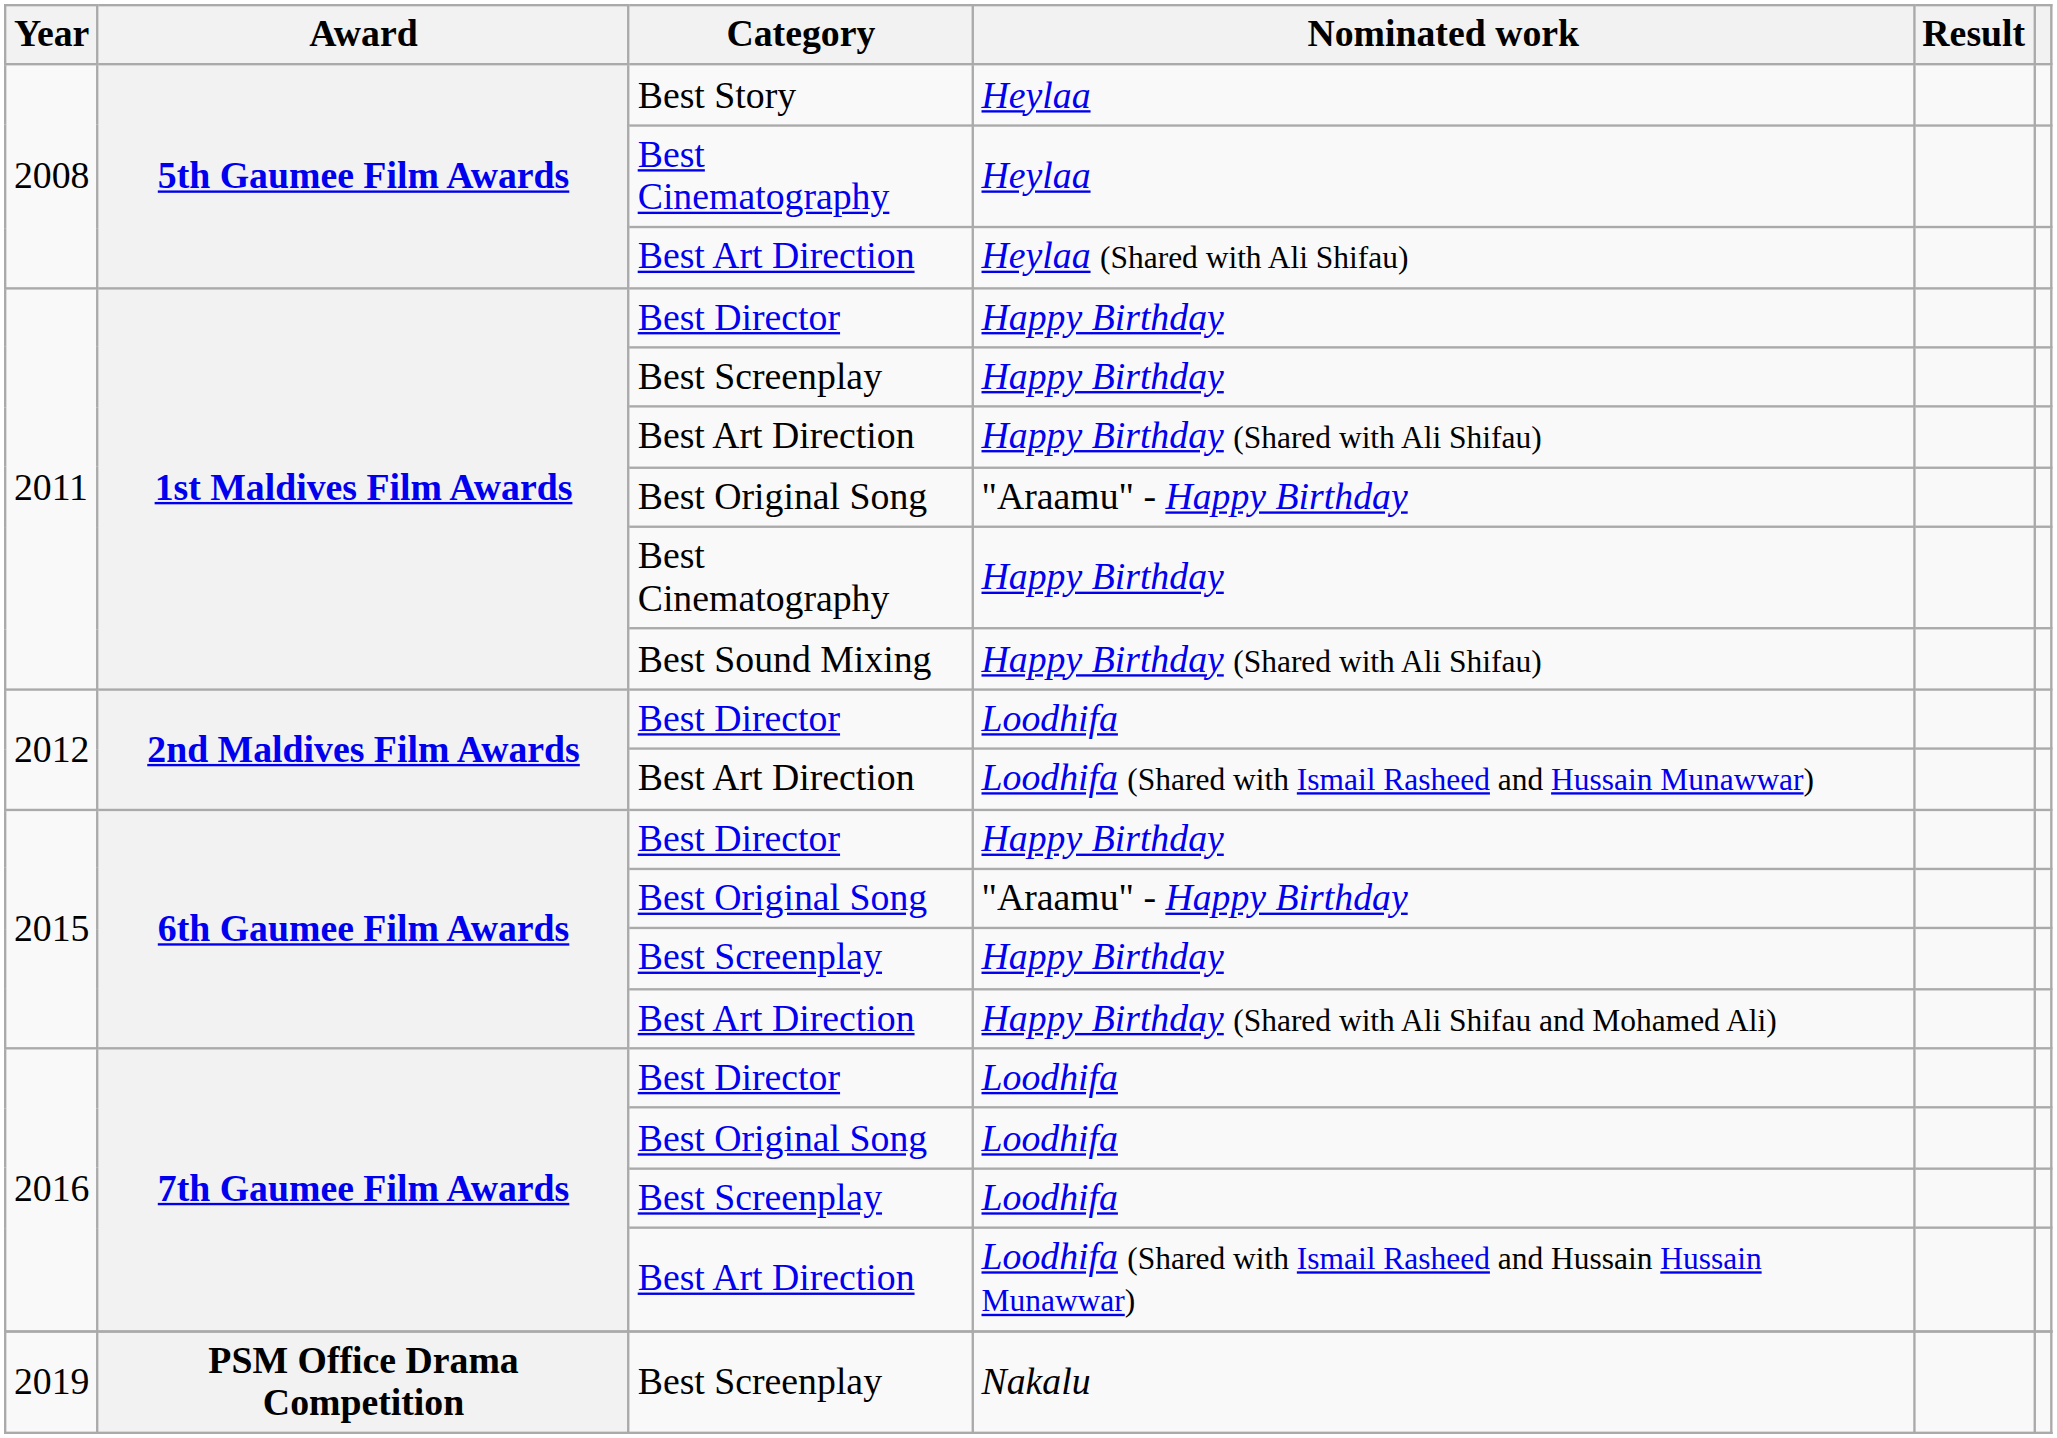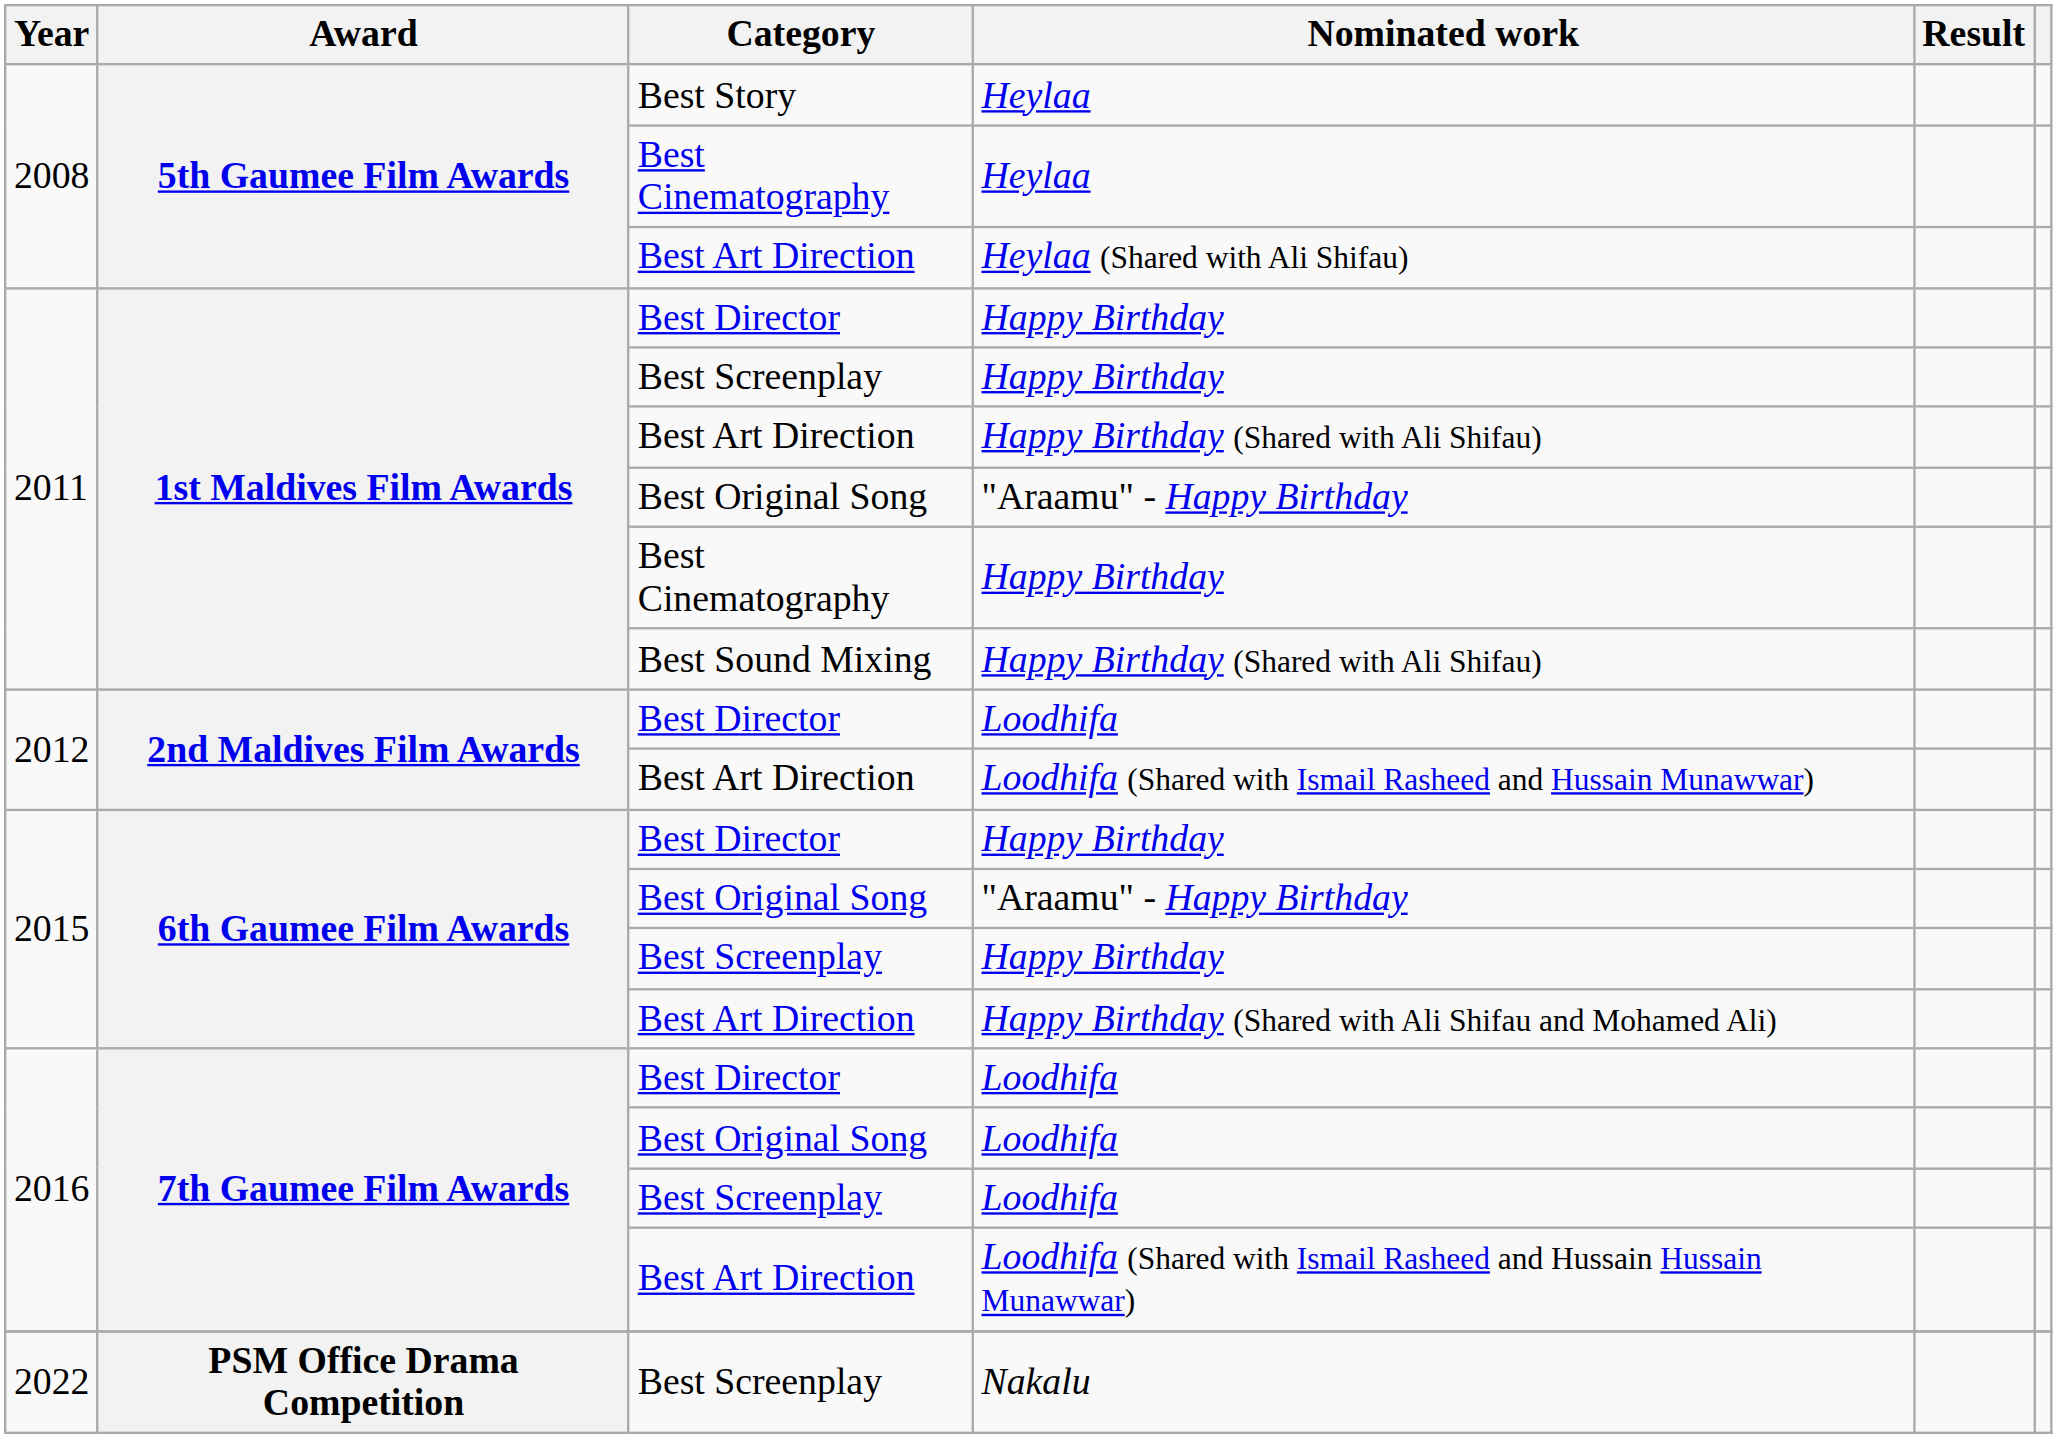(52, 1380) 2019 -> (52, 1380) 2022
